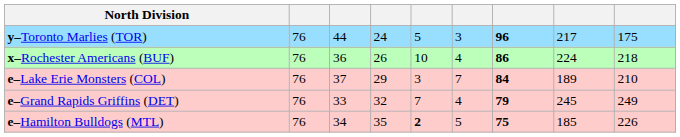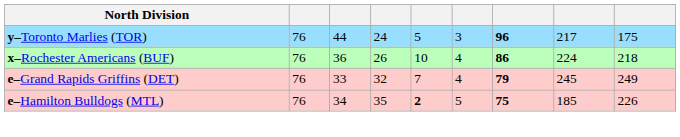- row: (86, 79)
